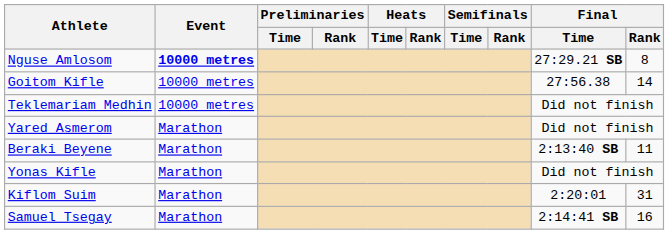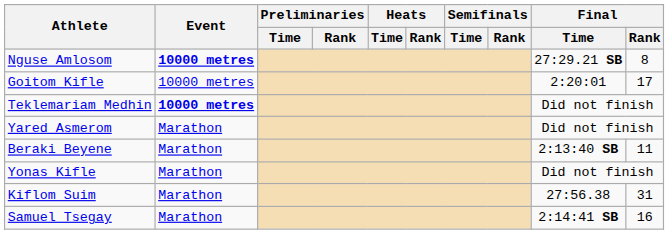(578, 83) 27:56.38 -> (578, 83) 2:20:01
(645, 83) 14 -> (645, 83) 17
(206, 105) normal -> (206, 105) bold
(578, 195) 2:20:01 -> (578, 195) 27:56.38
